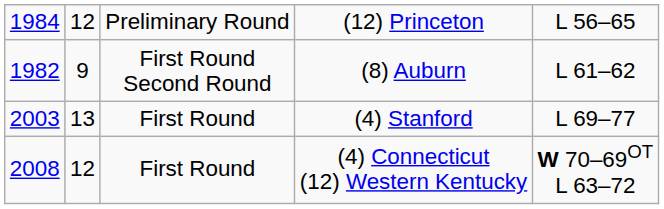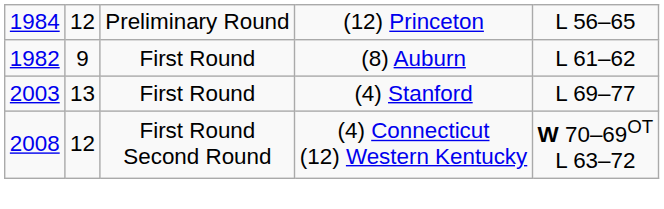(197, 70) First Round Second Round -> (197, 57) First Round
(197, 169) First Round -> (197, 144) First Round Second Round
